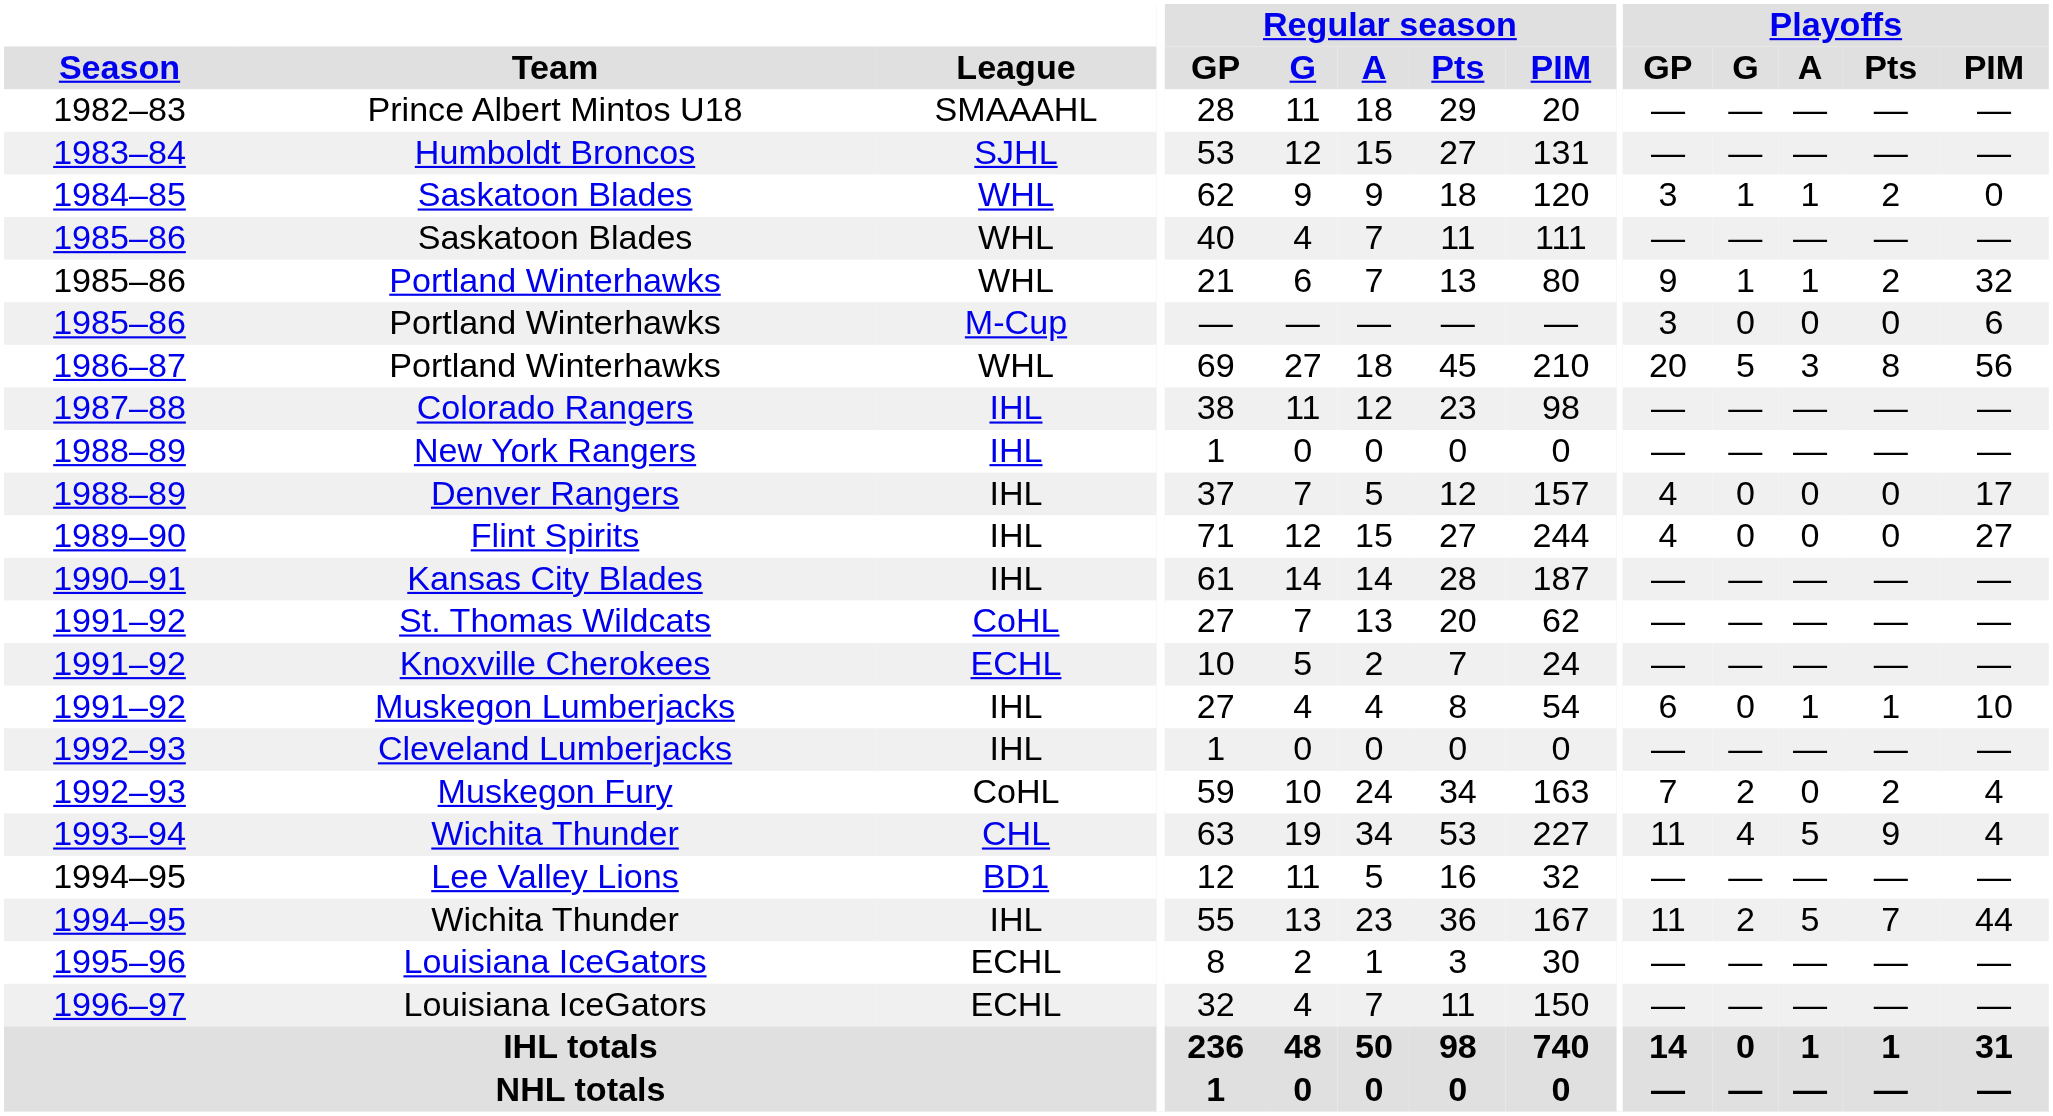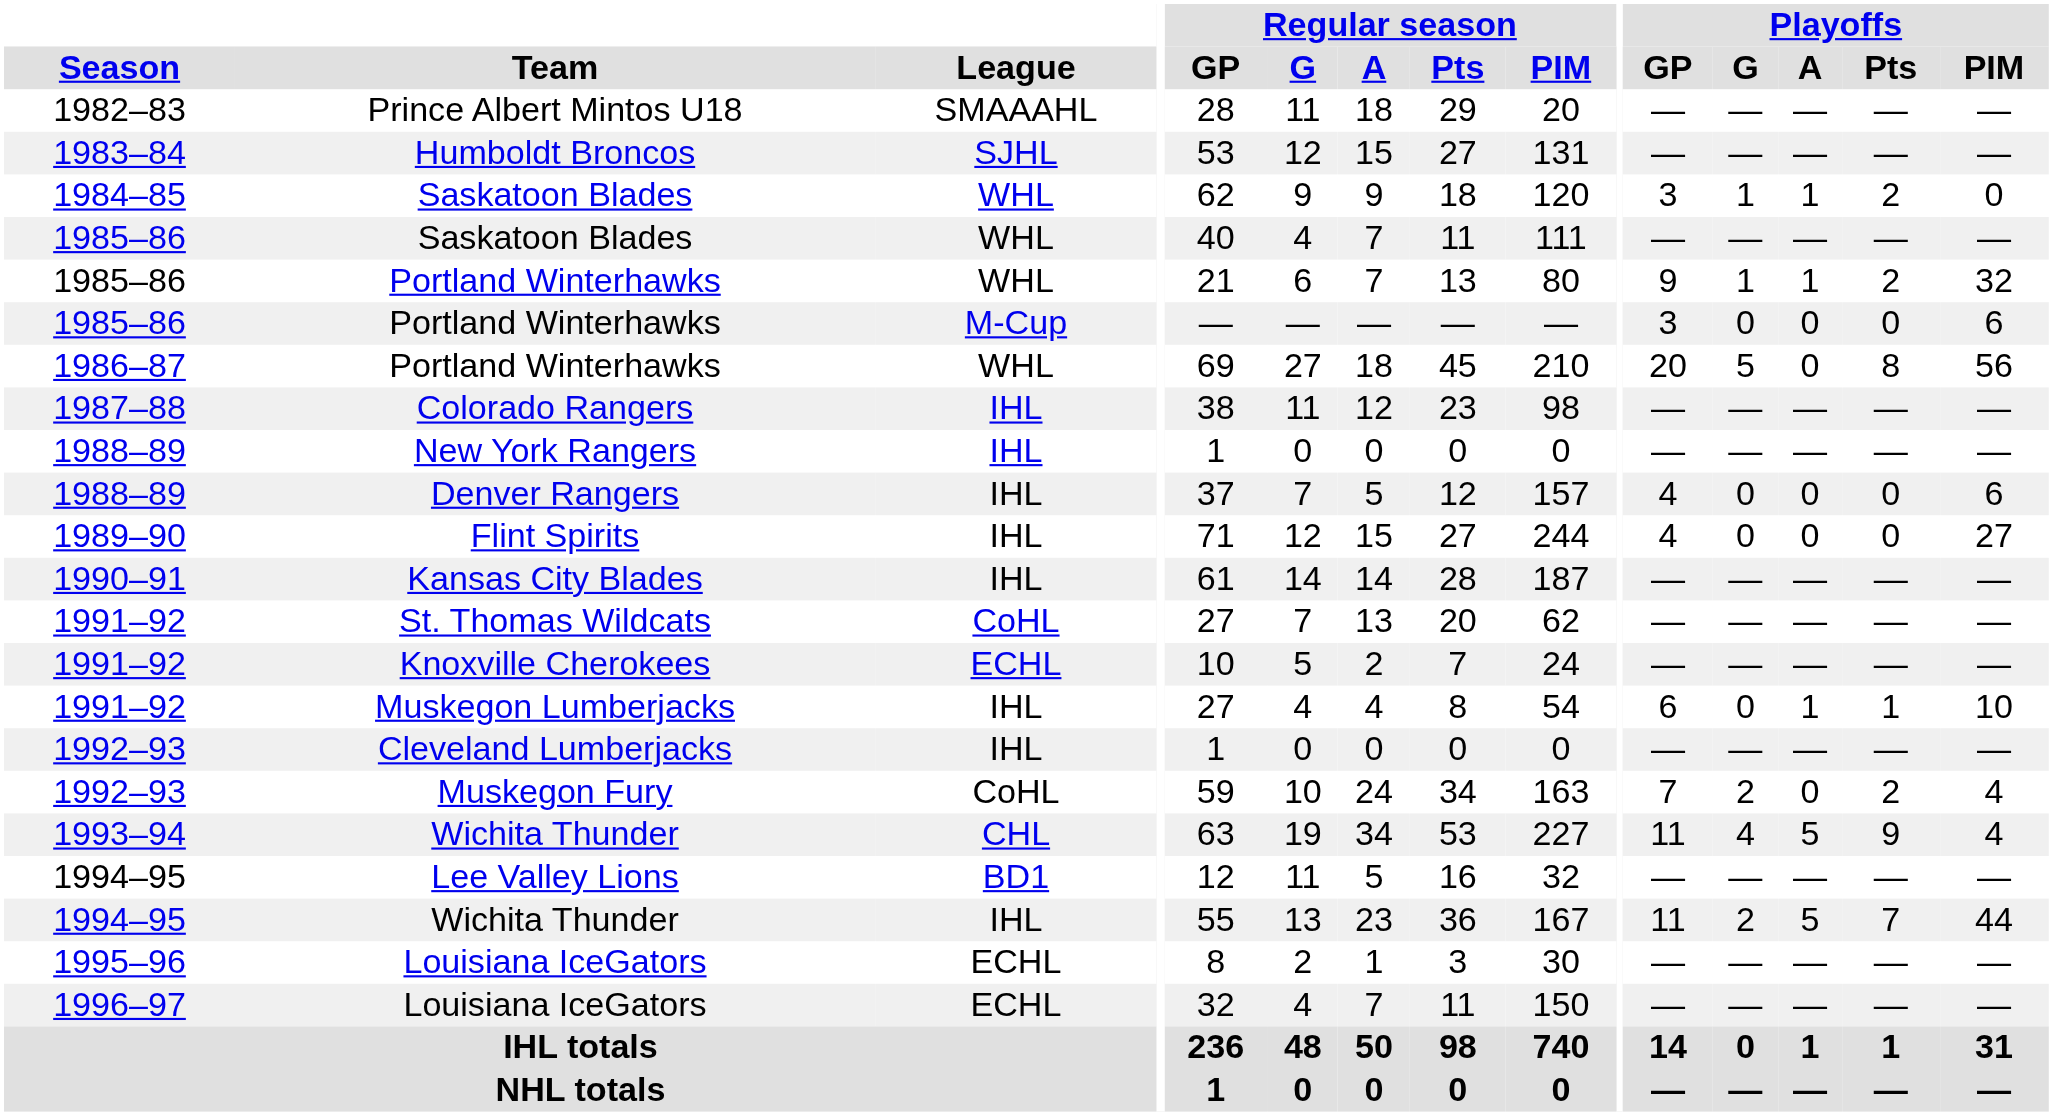(1810, 365) 3 -> (1810, 365) 0
(1994, 493) 17 -> (1994, 493) 6
